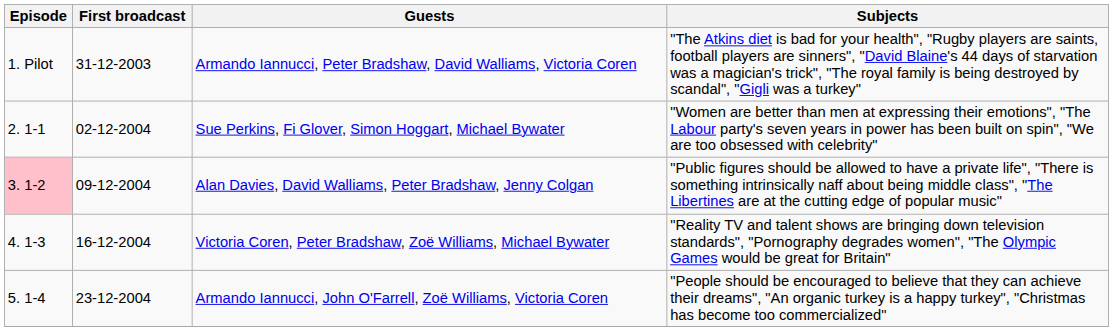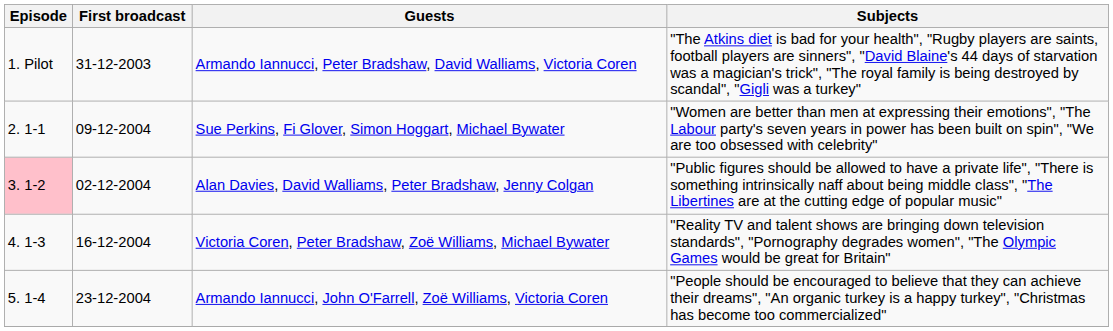(113, 129) 02-12-2004 -> (113, 129) 09-12-2004
(113, 185) 09-12-2004 -> (113, 185) 02-12-2004
